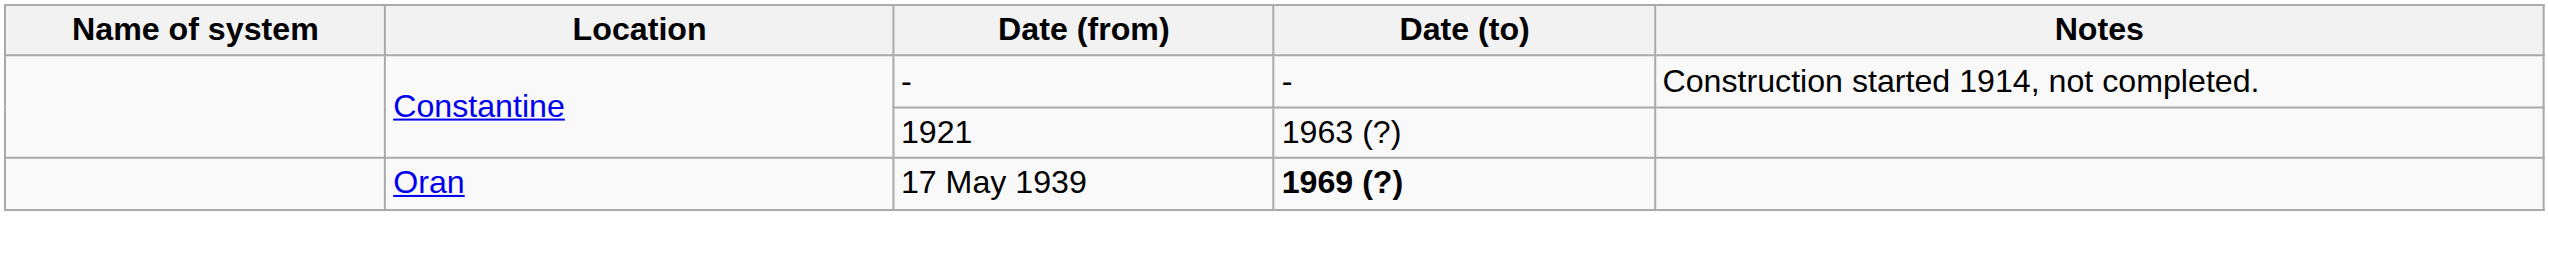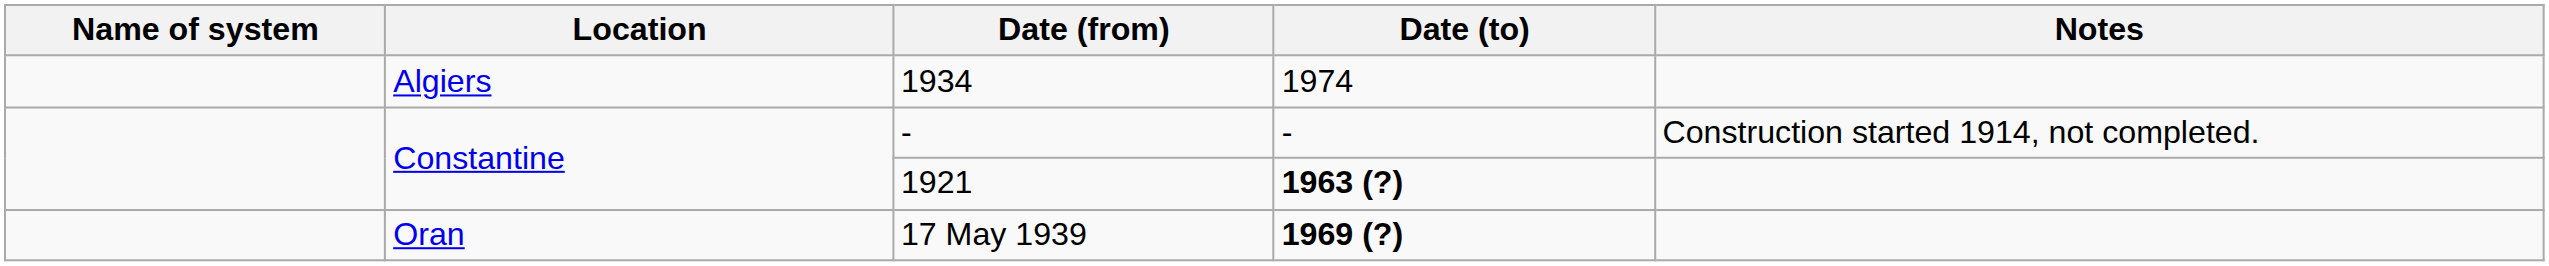+ row: (937, 81)
(1342, 132) normal -> (1342, 183) bold
